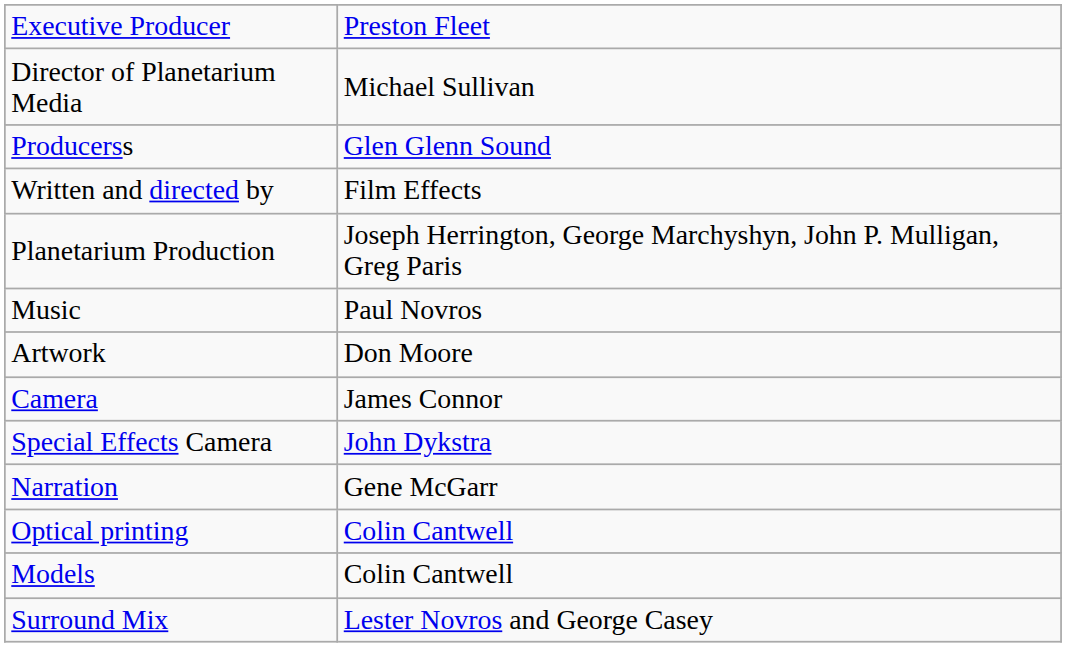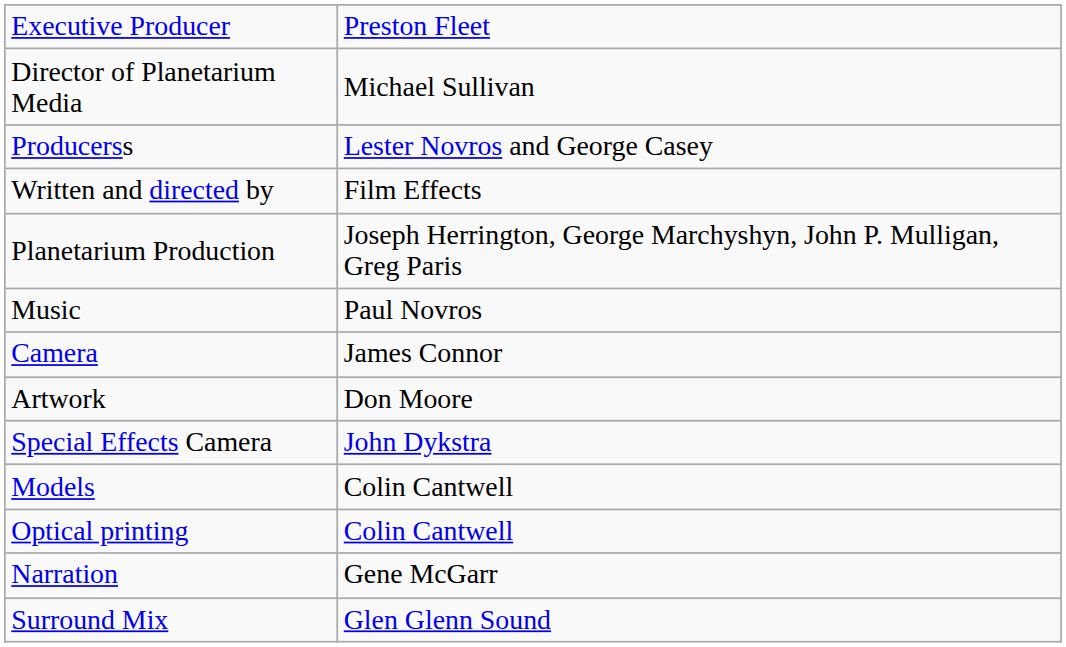(447, 146) Glen Glenn Sound -> (528, 146) Lester Novros and George Casey
rows swapped: (58, 354) <-> (55, 398)
rows swapped: (53, 574) <-> (65, 486)
(528, 619) Lester Novros and George Casey -> (447, 619) Glen Glenn Sound
